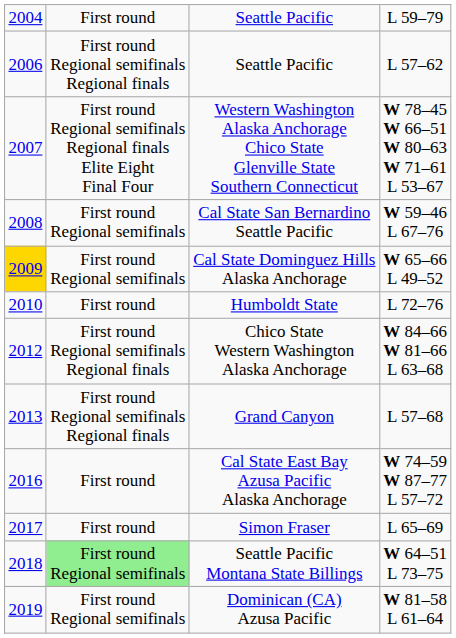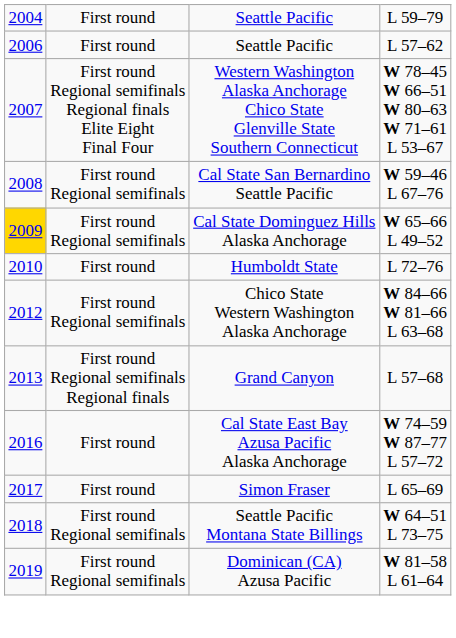(118, 63) First round Regional semifinals Regional finals -> (118, 44) First round
(118, 351) First round Regional semifinals Regional finals -> (118, 312) First round Regional semifinals
(118, 563) lightgreen background -> (118, 525) no background
